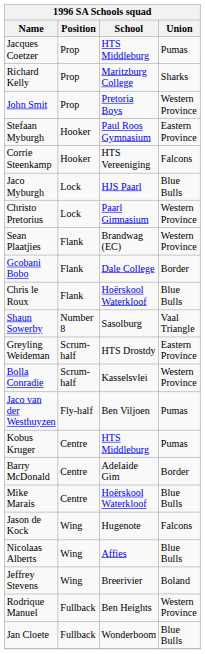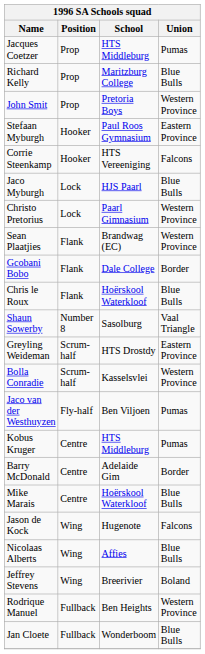(175, 77) Sharks -> (171, 77) Blue Bulls
